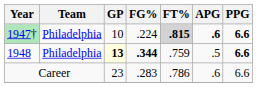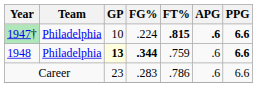(179, 34) lightgrey background -> (179, 34) no background
(216, 53) .5 -> (216, 53) .6
